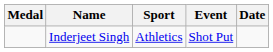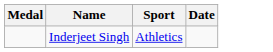- column: (211, 15)
